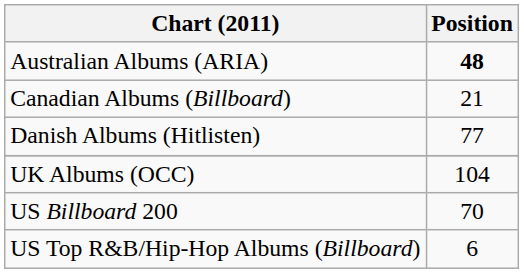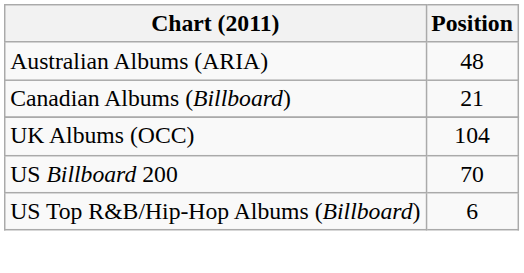(472, 60) bold -> (472, 60) normal
- row: (135, 135)
